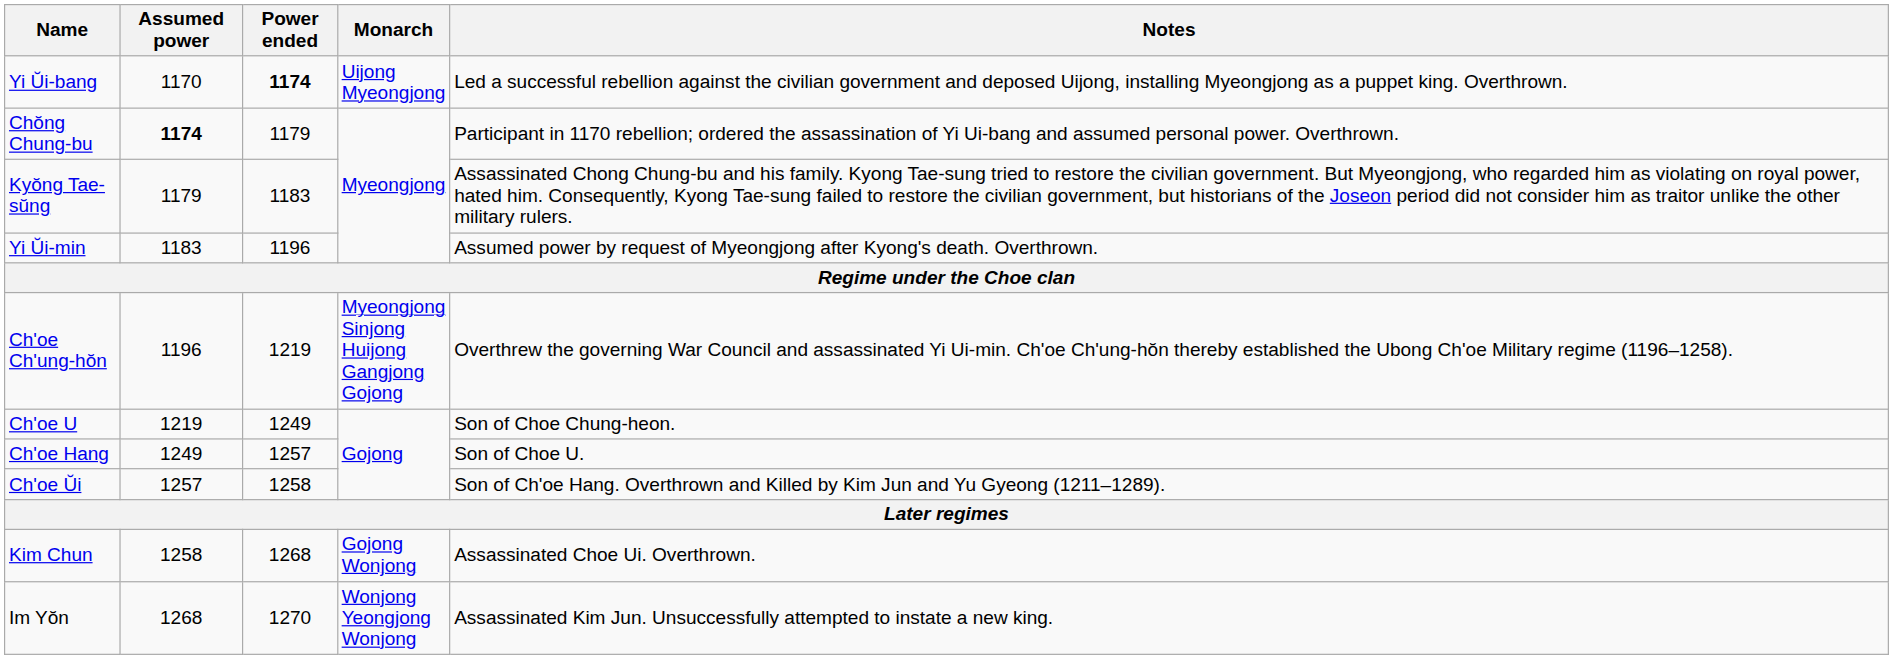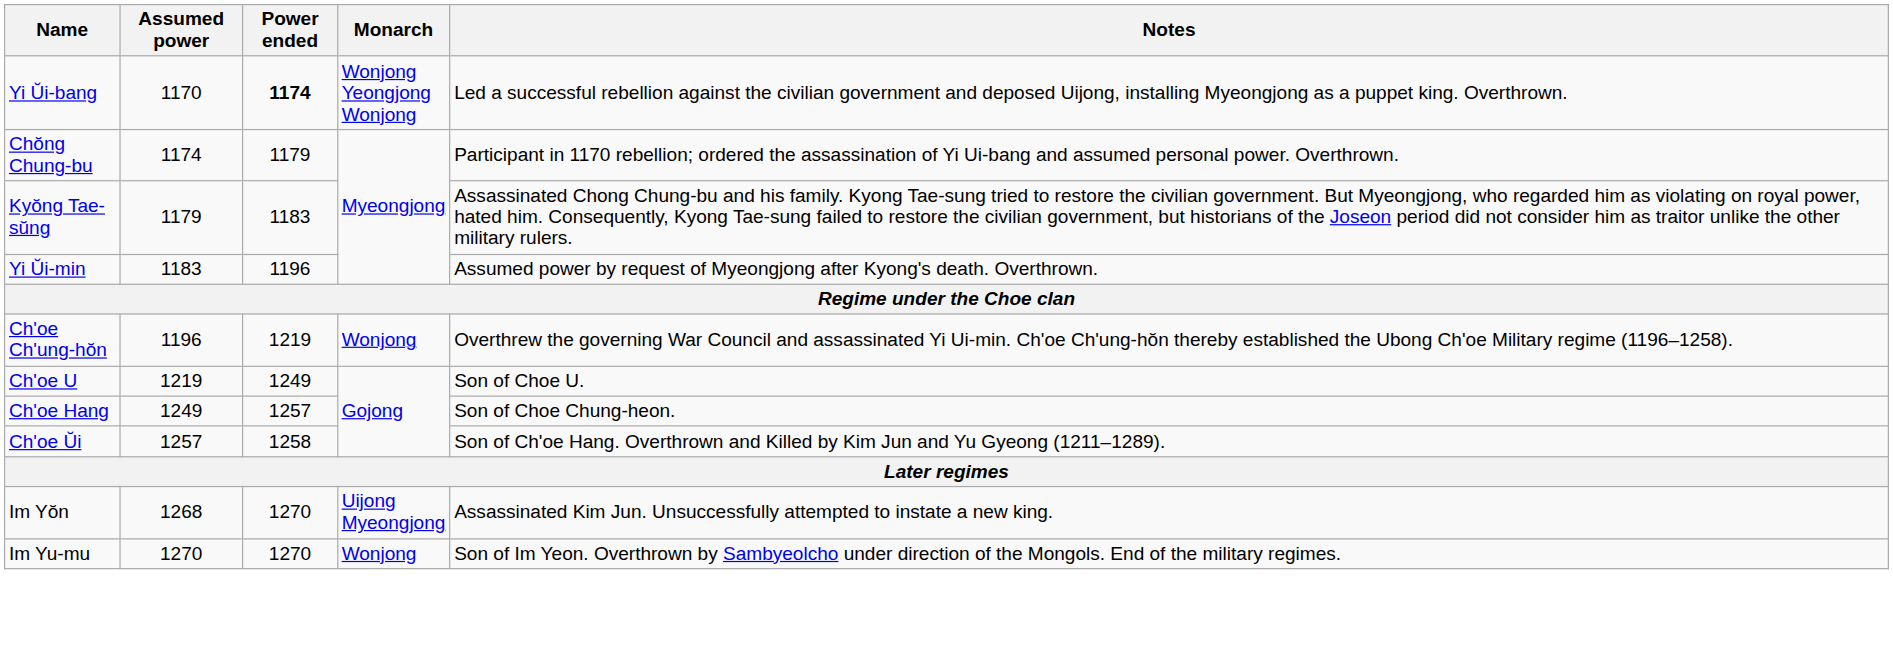(394, 81) Uijong Myeongjong -> (386, 92) Wonjong Yeongjong Wonjong
(181, 133) bold -> (181, 154) normal
(394, 350) Myeongjong Sinjong Huijong Gangjong Gojong -> (379, 340) Wonjong
(565, 423) Son of Choe Chung-heon. -> (519, 380) Son of Choe U.
(519, 453) Son of Choe U. -> (565, 411) Son of Choe Chung-heon.
- row: (51, 555)
(386, 617) Wonjong Yeongjong Wonjong -> (394, 512) Uijong Myeongjong
+ row: (50, 553)
